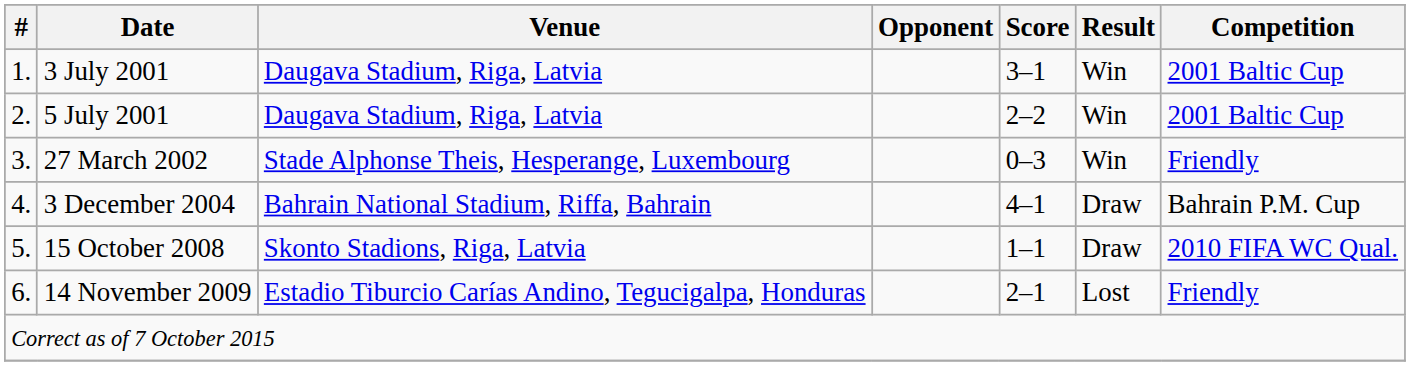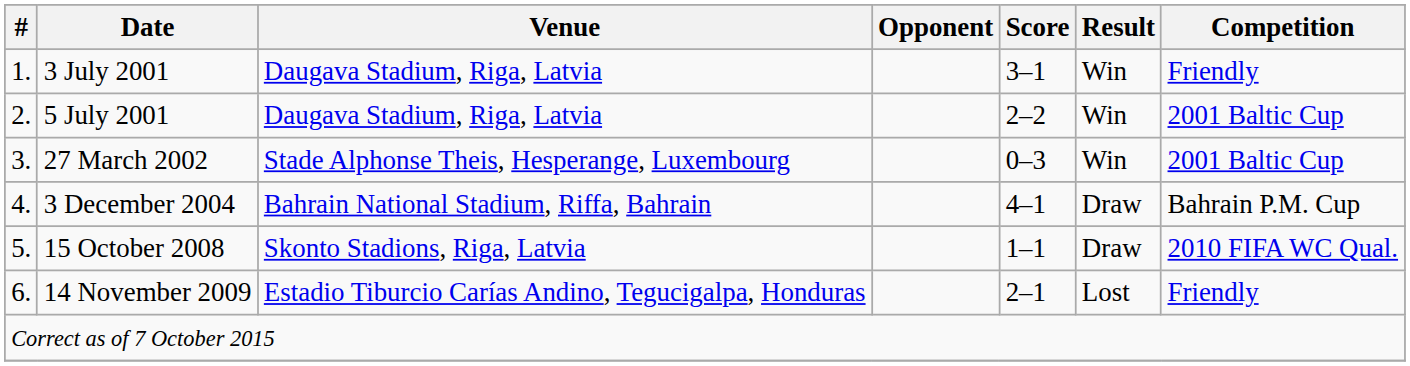(1256, 71) 2001 Baltic Cup -> (1213, 71) Friendly
(1213, 159) Friendly -> (1256, 159) 2001 Baltic Cup
